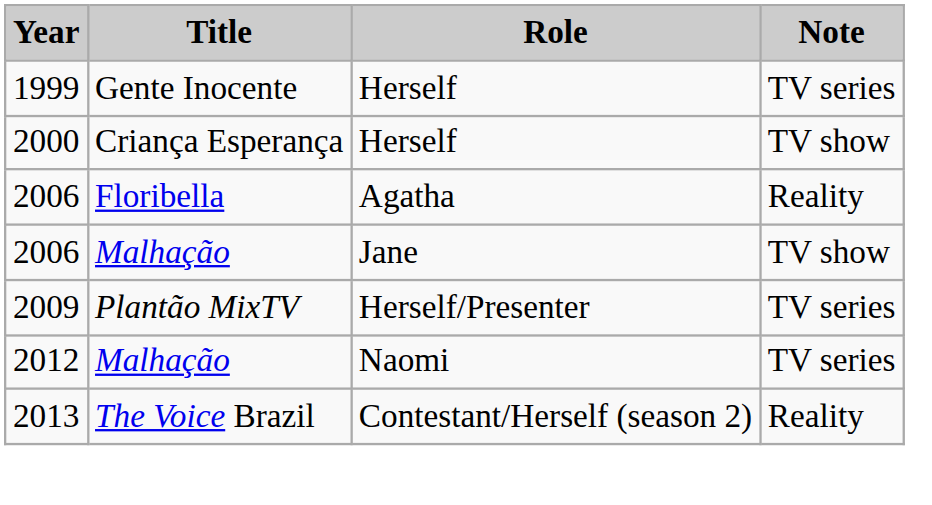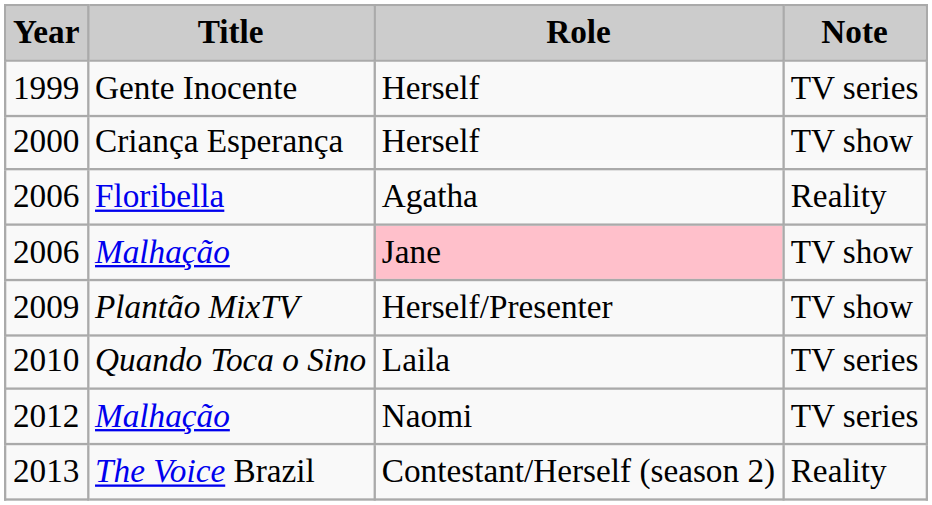(388, 251) no background -> (411, 251) pink background
(832, 306) TV series -> (852, 306) TV show
+ row: (46, 361)
